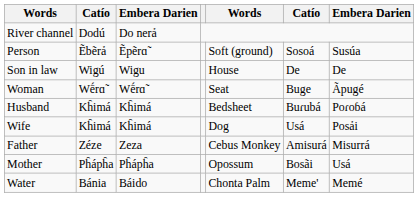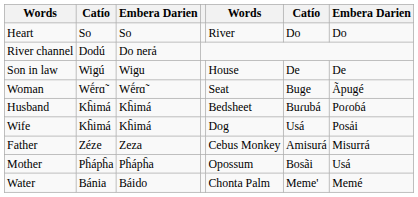+ row: (20, 32)
- row: (23, 51)
